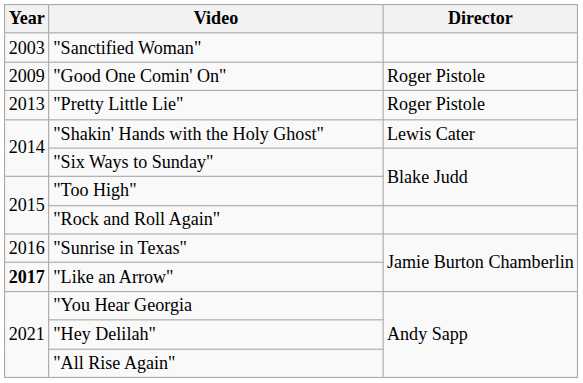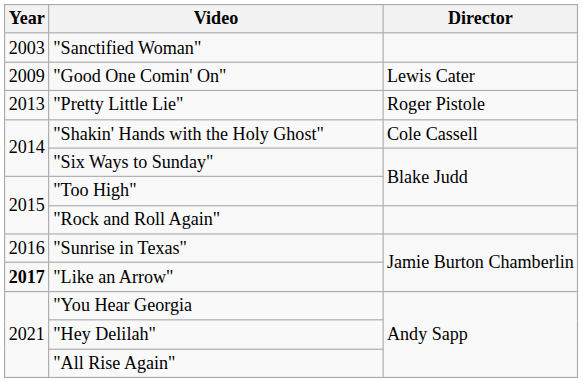(436, 76) Roger Pistole -> (431, 76) Lewis Cater
(431, 133) Lewis Cater -> (432, 133) Cole Cassell
